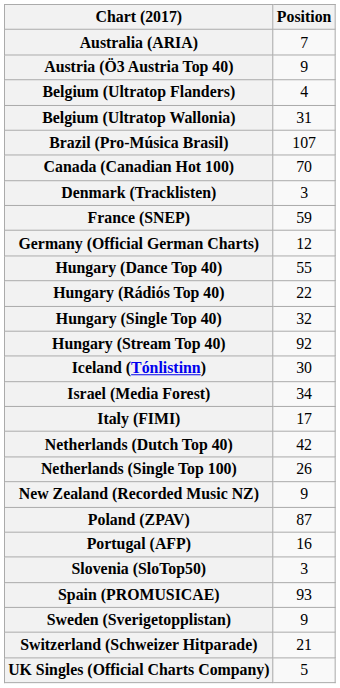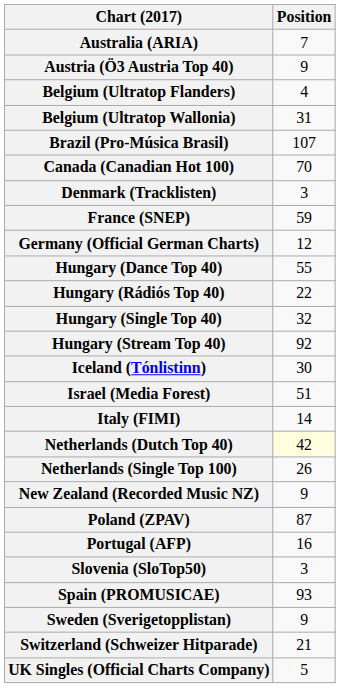(304, 393) 34 -> (304, 393) 51
(304, 419) 17 -> (304, 419) 14
(304, 444) no background -> (304, 444) lightyellow background
